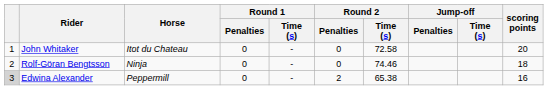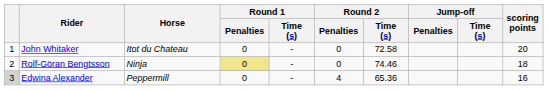(245, 64) no background -> (245, 64) khaki background
(339, 78) 2 -> (339, 78) 4
(386, 78) 65.38 -> (386, 78) 65.36
